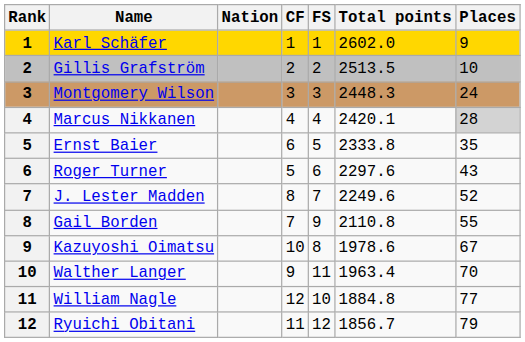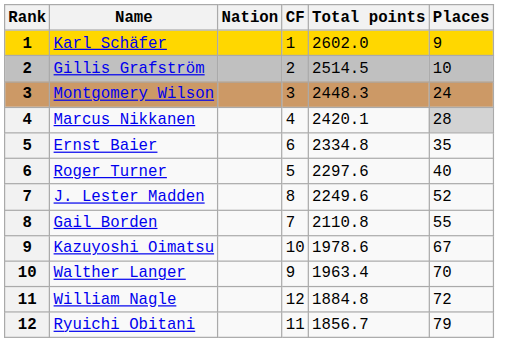- column: (322, 17)
(367, 69) 2513.5 -> (340, 69) 2514.5
(367, 146) 2333.8 -> (340, 146) 2334.8
(469, 171) 43 -> (442, 171) 40
(469, 299) 77 -> (442, 299) 72
